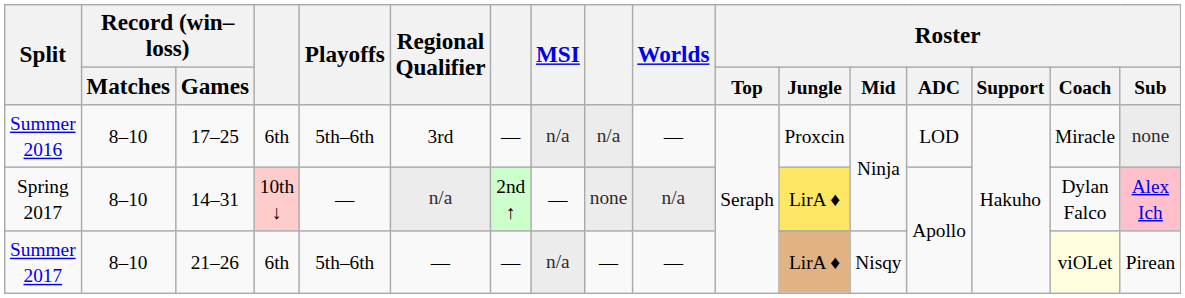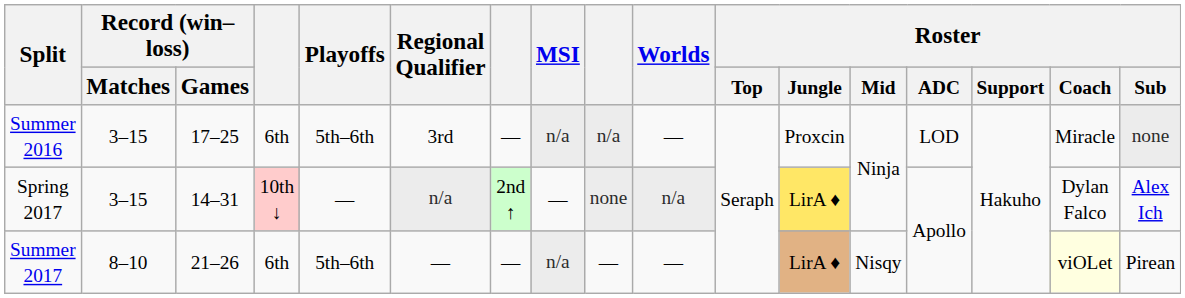(128, 137) 8–10 -> (128, 137) 3–15
(128, 199) 8–10 -> (128, 199) 3–15
(1150, 198) pink background -> (1150, 198) no background
